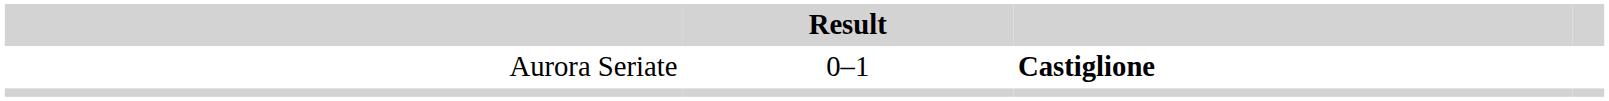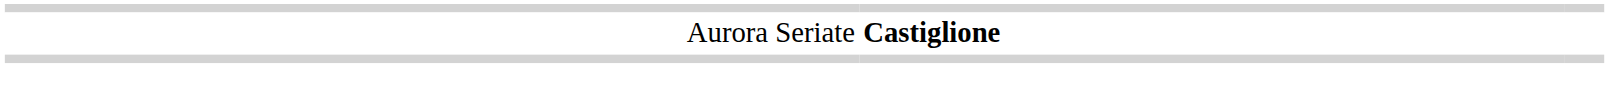- column: (848, 24)
